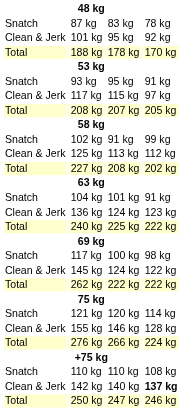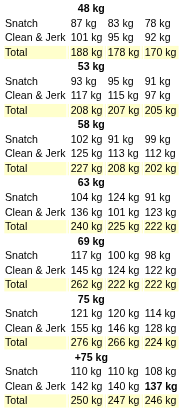(124, 197) 101 kg -> (124, 197) 124 kg
(124, 212) 124 kg -> (124, 212) 101 kg
